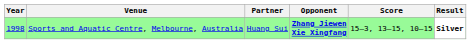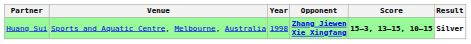columns swapped: (15, 10) <-> (267, 10)
(391, 28) normal -> (391, 28) bold
